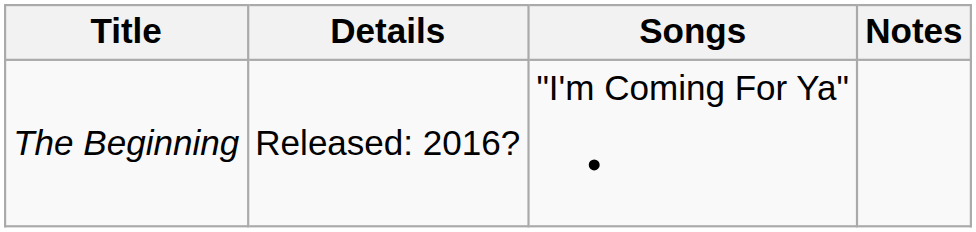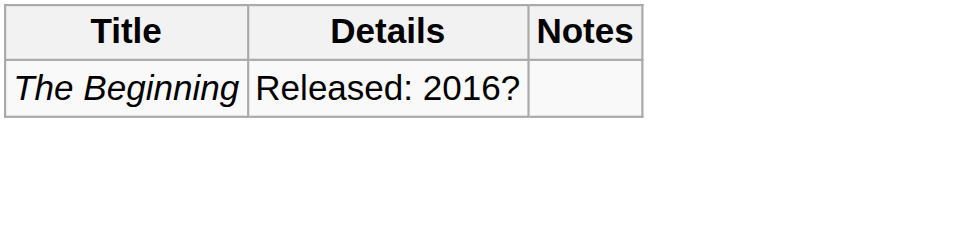- column: (693, 32)
